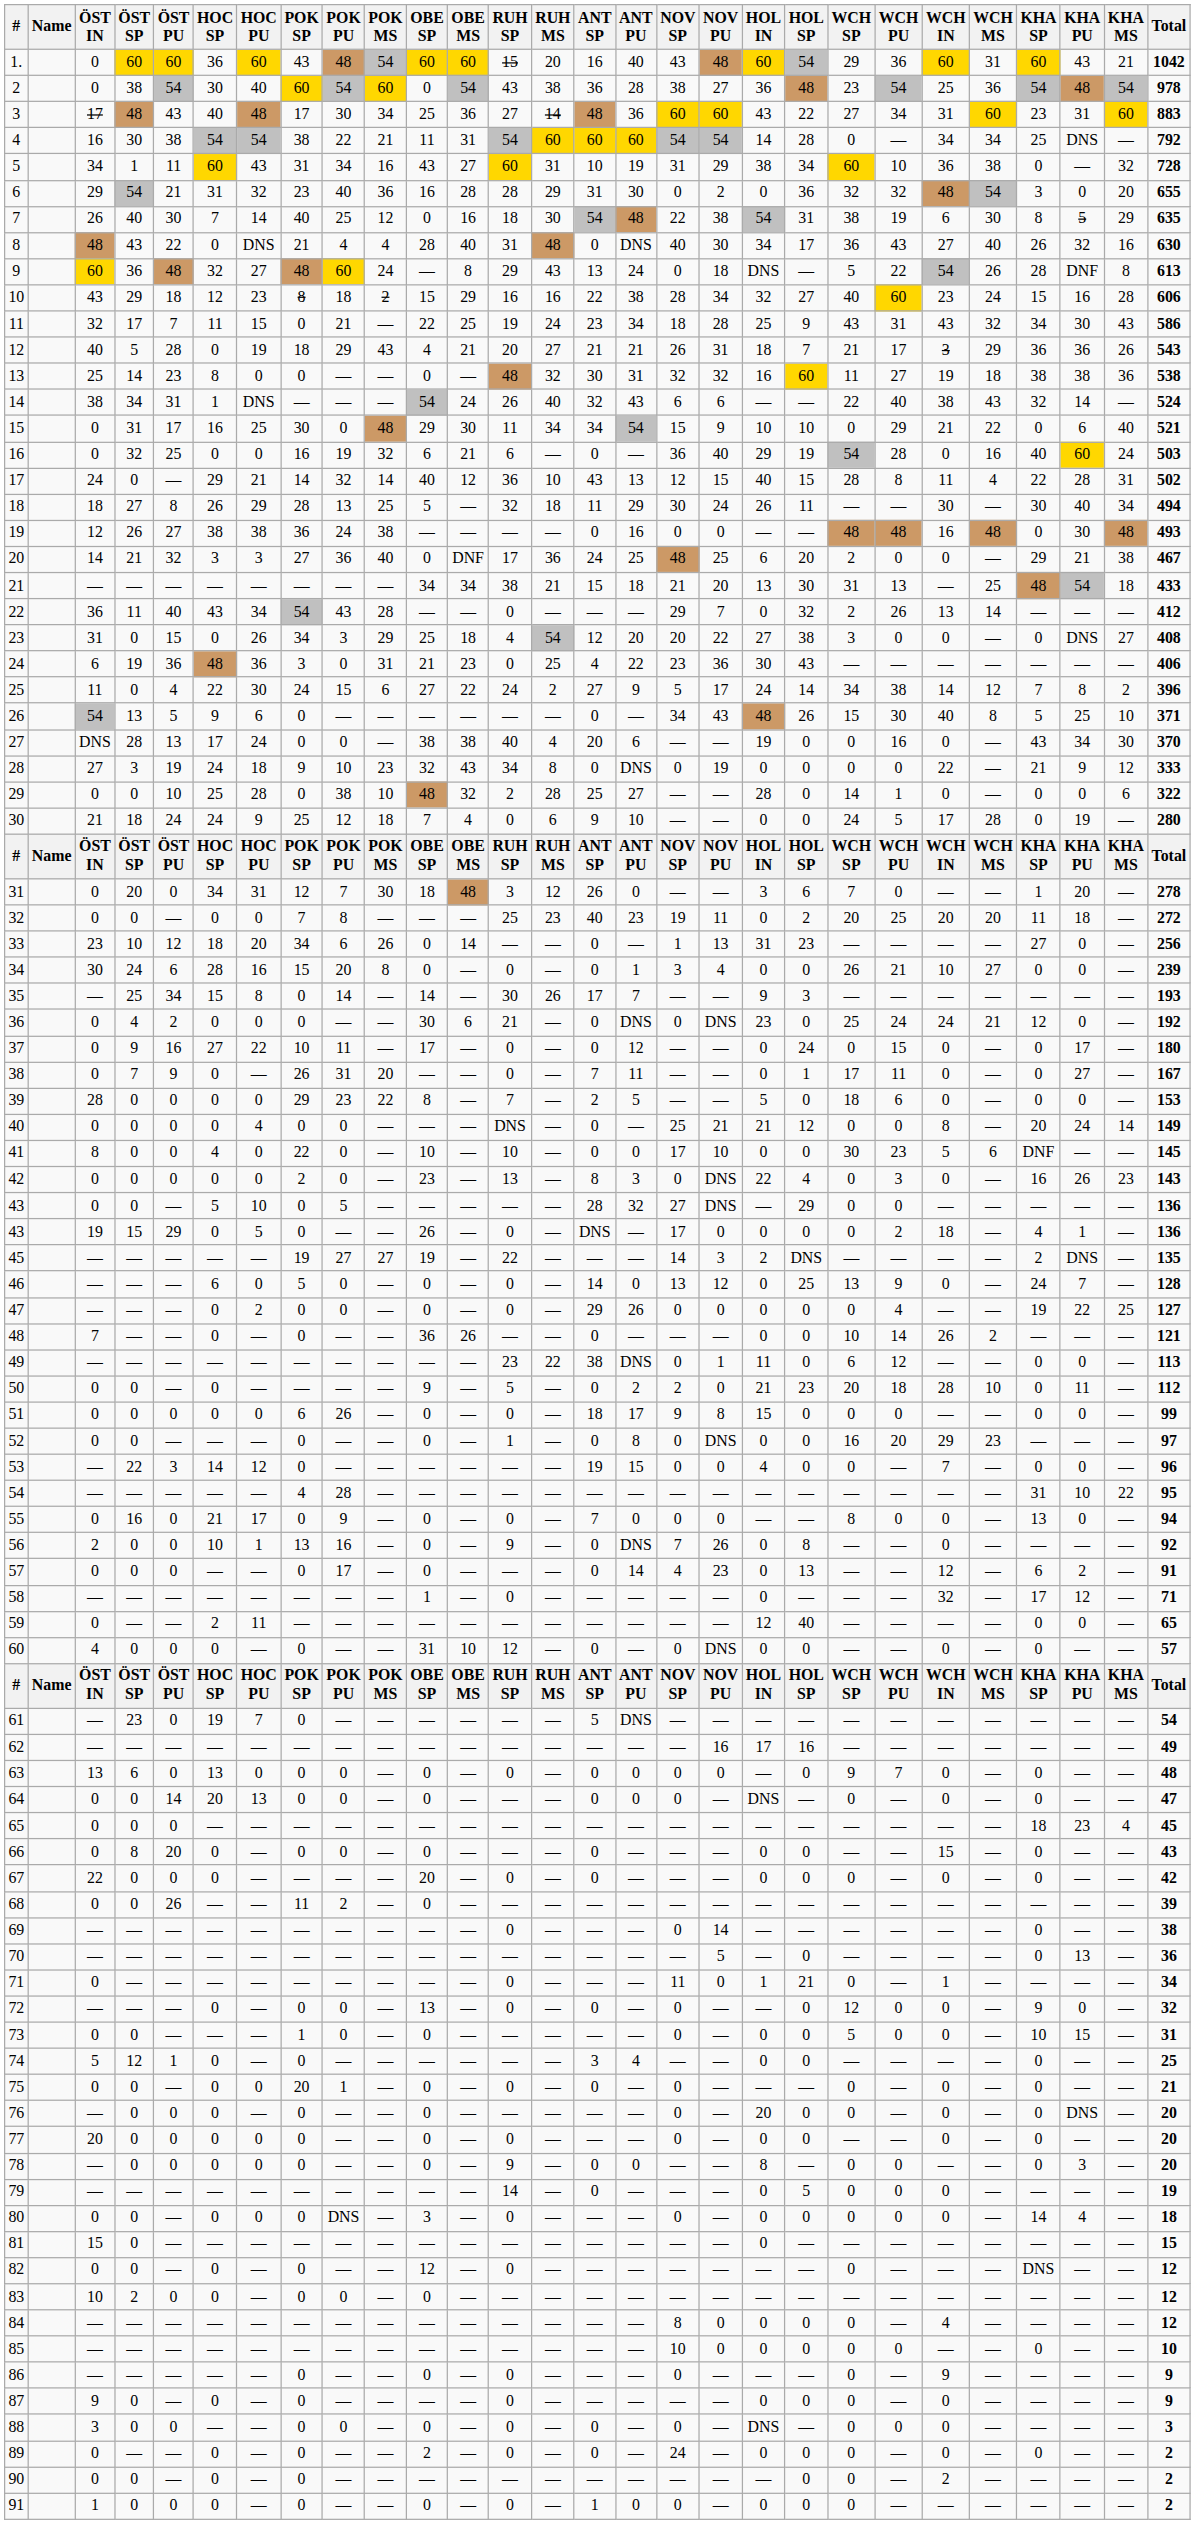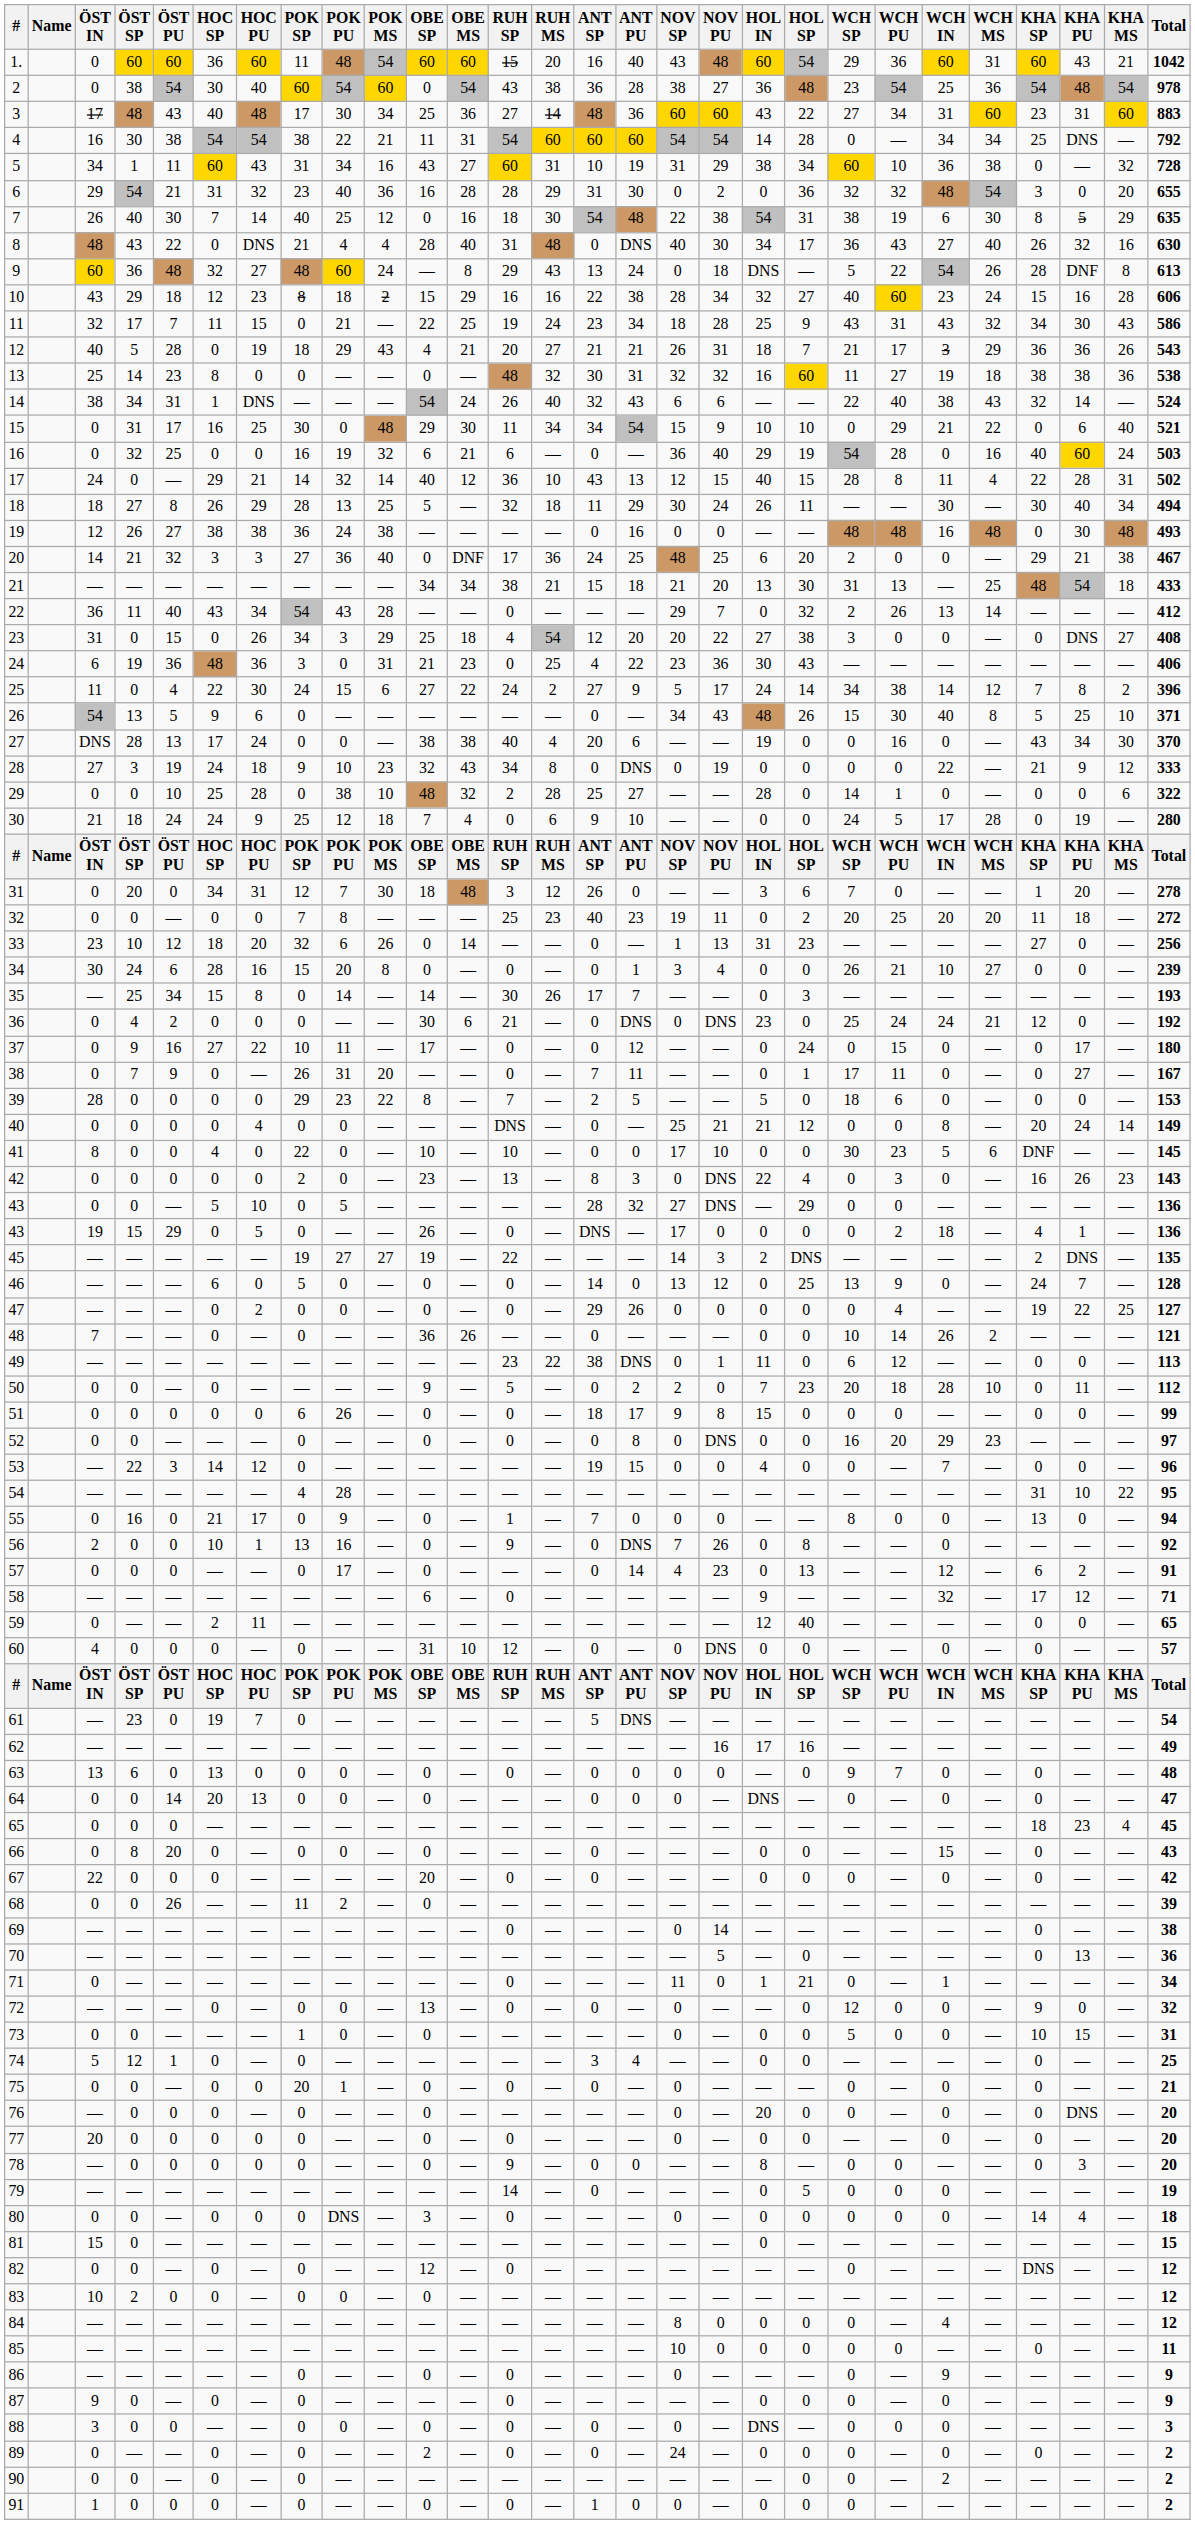(302, 62) 43 -> (302, 62) 11
(302, 943) 34 -> (302, 943) 32
(763, 996) 9 -> (763, 996) 0
(763, 1388) 21 -> (763, 1388) 7
(510, 1440) 1 -> (510, 1440) 0
(510, 1519) 0 -> (510, 1519) 1
(427, 1597) 1 -> (427, 1597) 6
(763, 1597) 0 -> (763, 1597) 9
(1169, 2348) 10 -> (1169, 2348) 11
